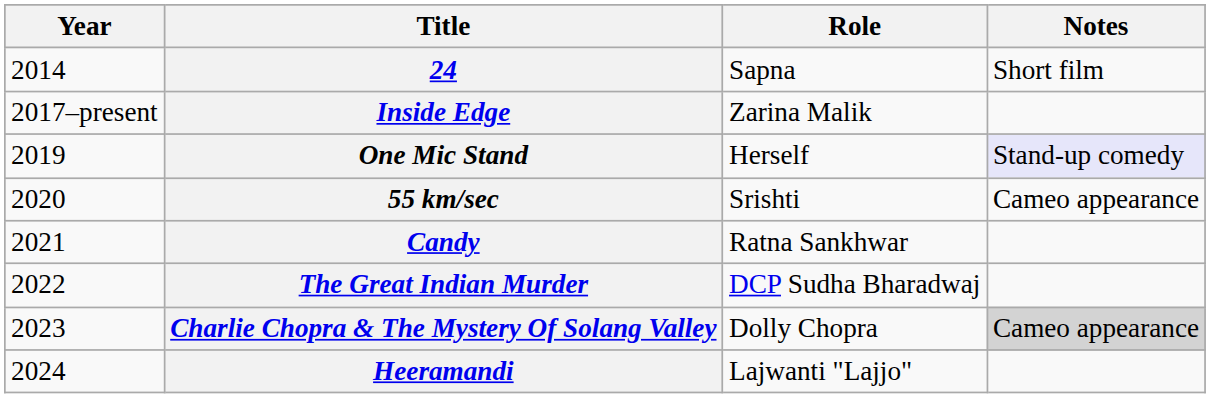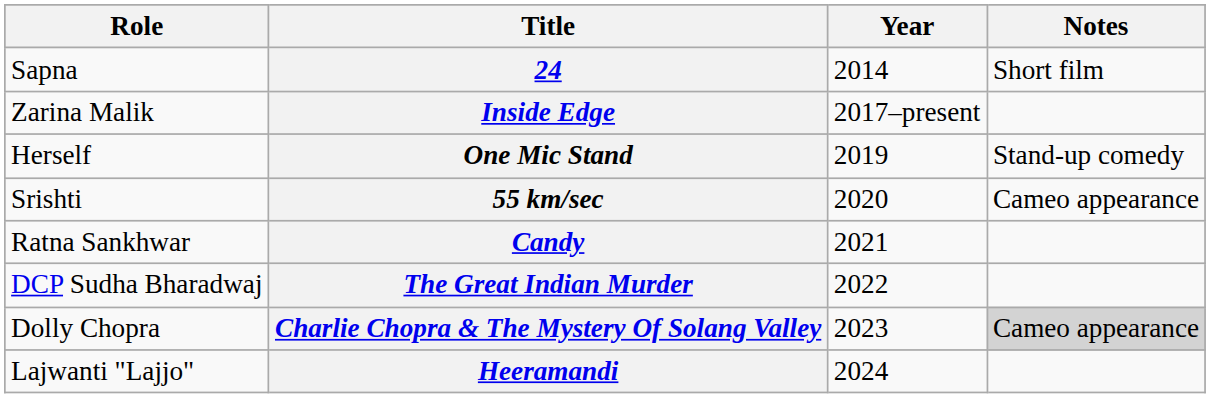columns swapped: (84, 26) <-> (855, 26)
(1088, 155) lavender background -> (1088, 155) no background
